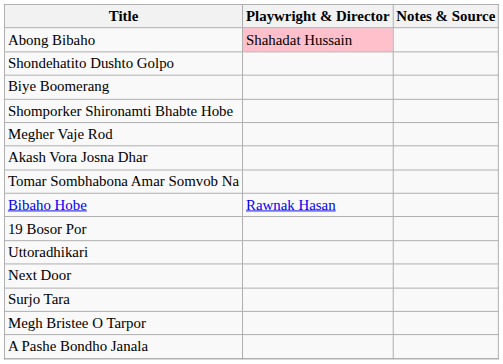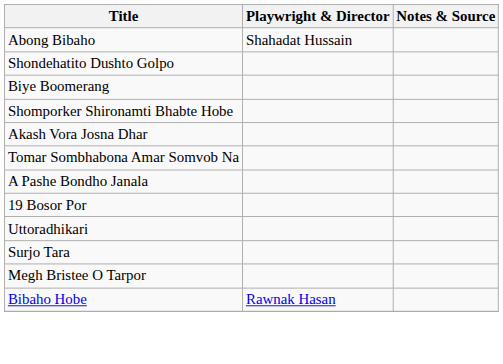(299, 39) pink background -> (299, 39) no background
- row: (60, 134)
rows swapped: (78, 346) <-> (47, 205)
- row: (40, 275)
